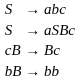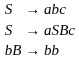- row: (13, 50)
